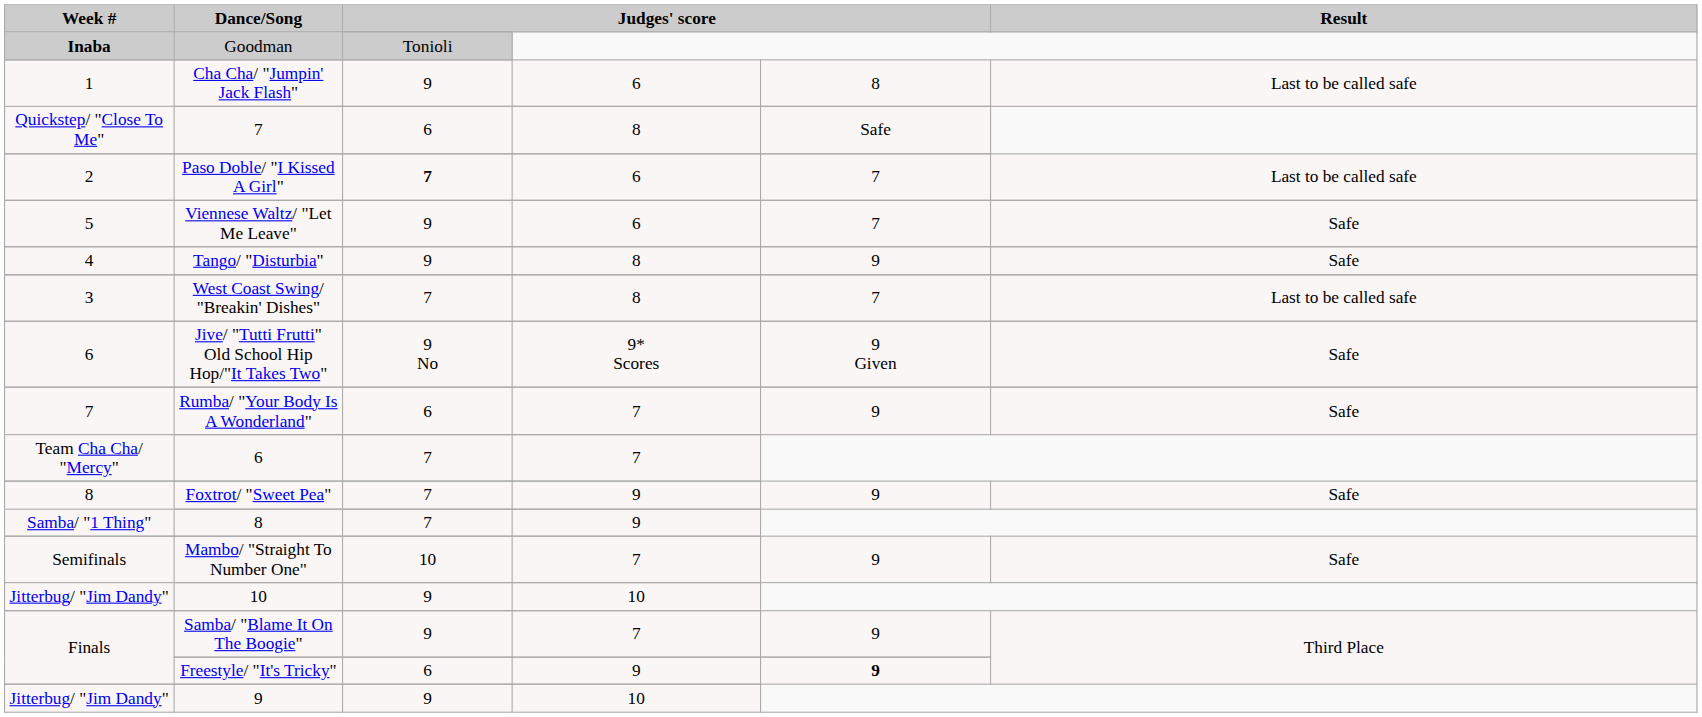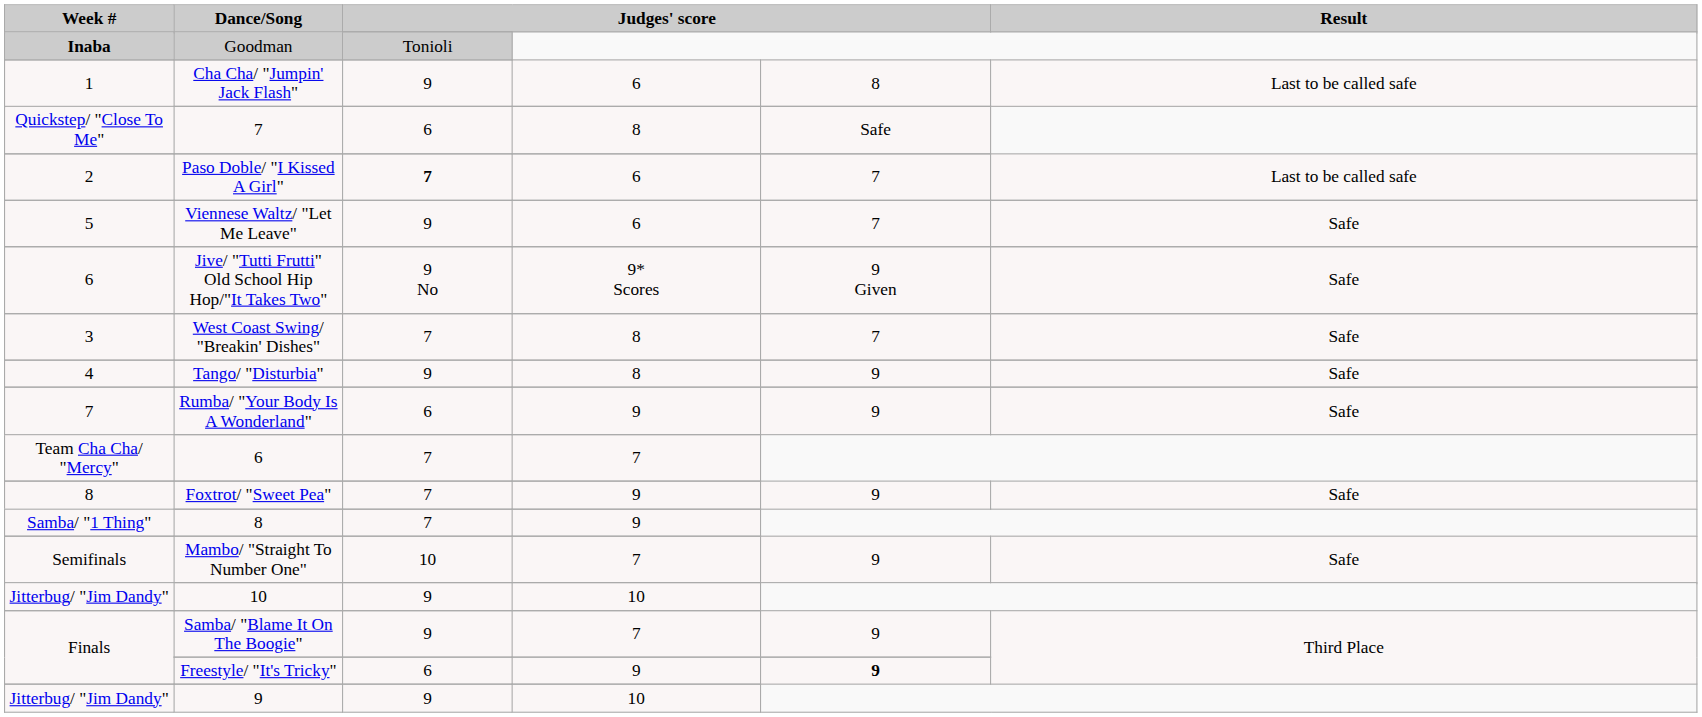rows swapped: (258, 260) <-> (258, 354)
(1344, 297) Last to be called safe -> (1344, 336) Safe
(636, 410) 7 -> (636, 410) 9
